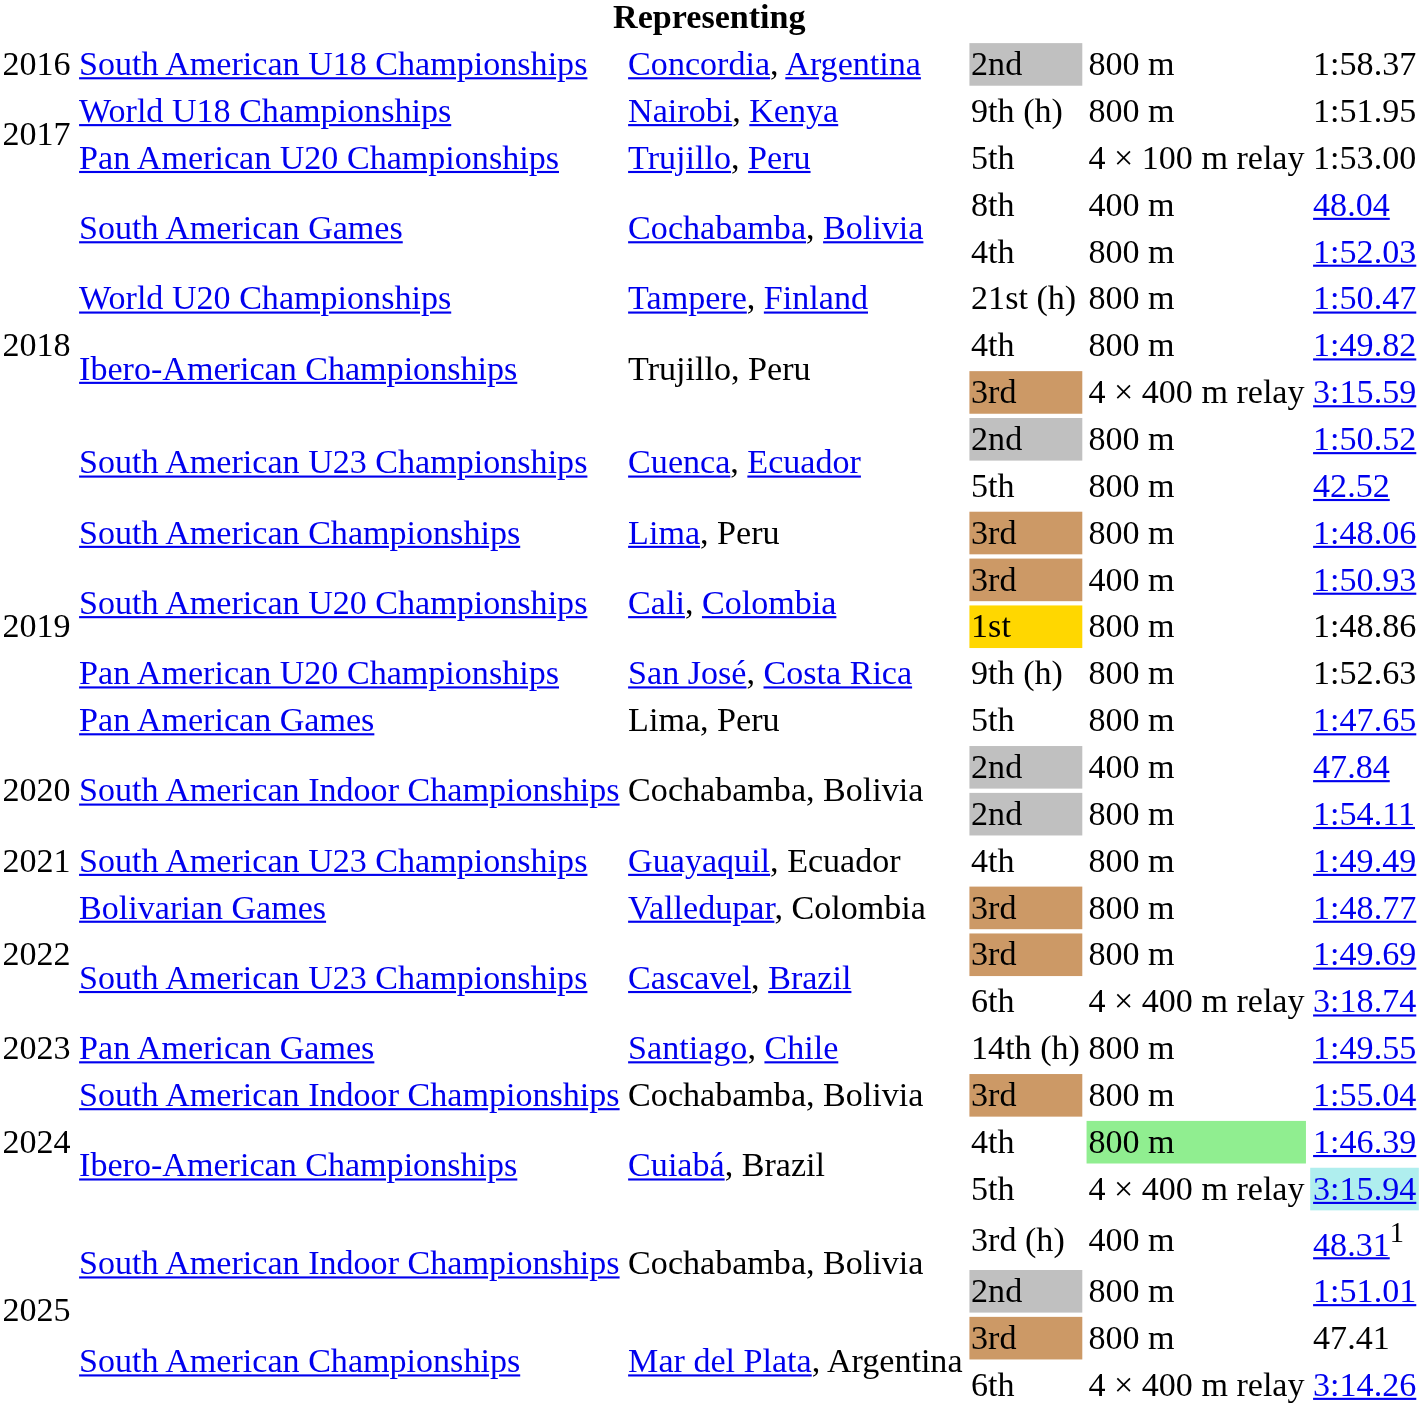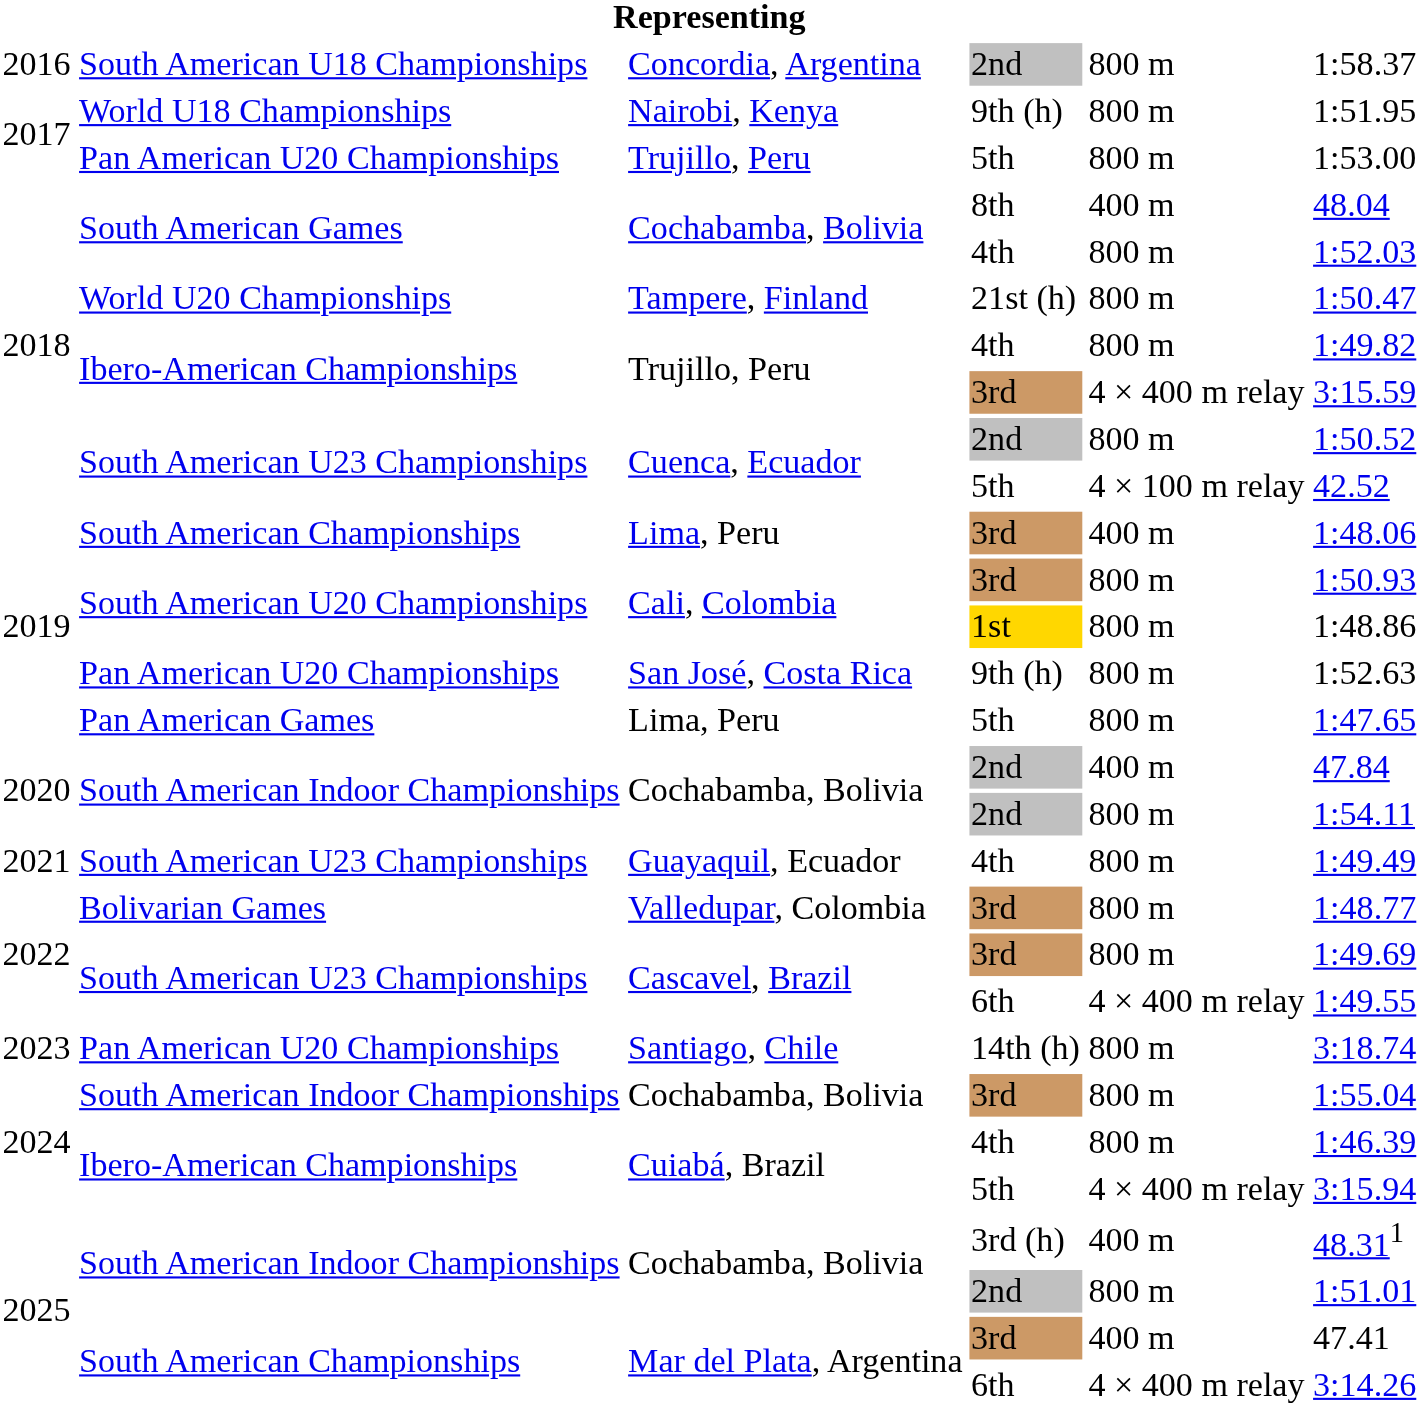(1197, 157) 4 × 100 m relay -> (1132, 157) 800 m
(1132, 485) 800 m -> (1197, 485) 4 × 100 m relay
(1132, 532) 800 m -> (1132, 532) 400 m
(1132, 579) 400 m -> (1132, 579) 800 m
(1365, 1001) 3:18.74 -> (1365, 1001) 1:49.55
(227, 1047) Pan American Games -> (319, 1047) Pan American U20 Championships
(1365, 1047) 1:49.55 -> (1365, 1047) 3:18.74
(1132, 1141) lightgreen background -> (1132, 1141) no background
(1365, 1188) paleturquoise background -> (1365, 1188) no background
(1132, 1338) 800 m -> (1132, 1338) 400 m
